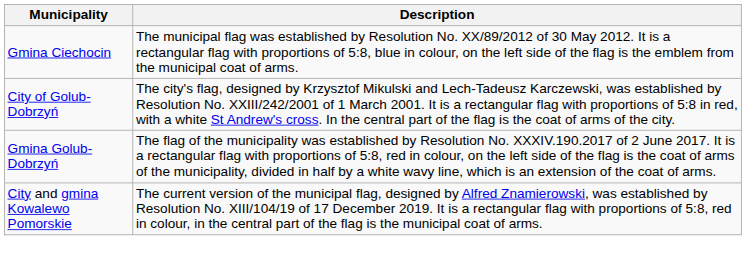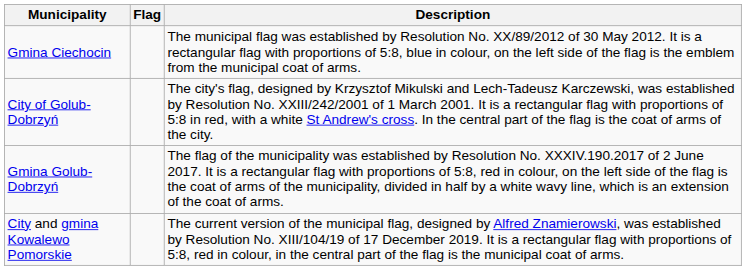+ column: (147, 15)
